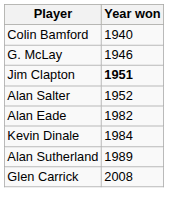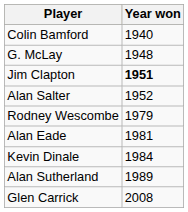(119, 55) 1946 -> (139, 55) 1948
+ row: (63, 116)
(119, 116) 1982 -> (139, 136) 1981
